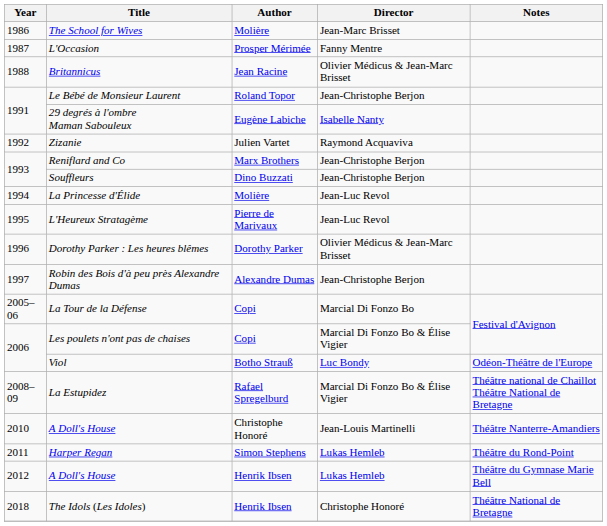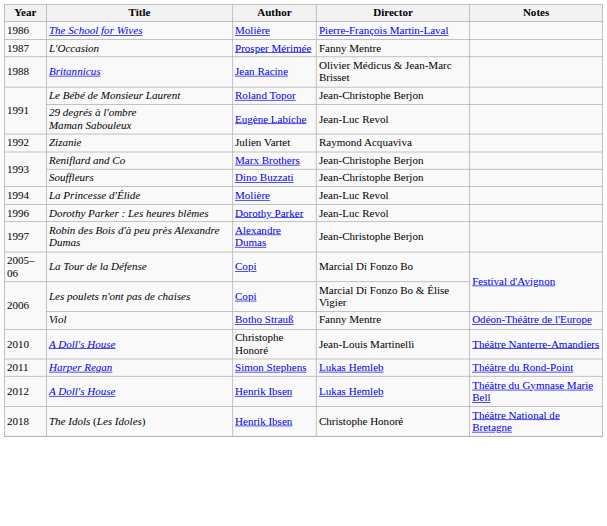(360, 30) Jean-Marc Brisset -> (384, 30) Pierre-François Martin-Laval
(352, 119) Isabelle Nanty -> (354, 119) Jean-Luc Revol
- row: (18, 219)
(386, 249) Olivier Médicus & Jean-Marc Brisset -> (354, 213) Jean-Luc Revol
(345, 362) Luc Bondy -> (350, 320) Fanny Mentre
- row: (21, 392)
